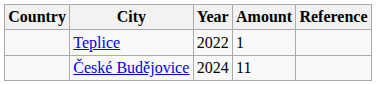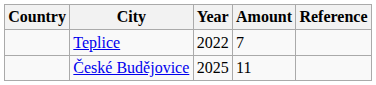(240, 42) 1 -> (240, 42) 7
(213, 67) 2024 -> (213, 67) 2025
